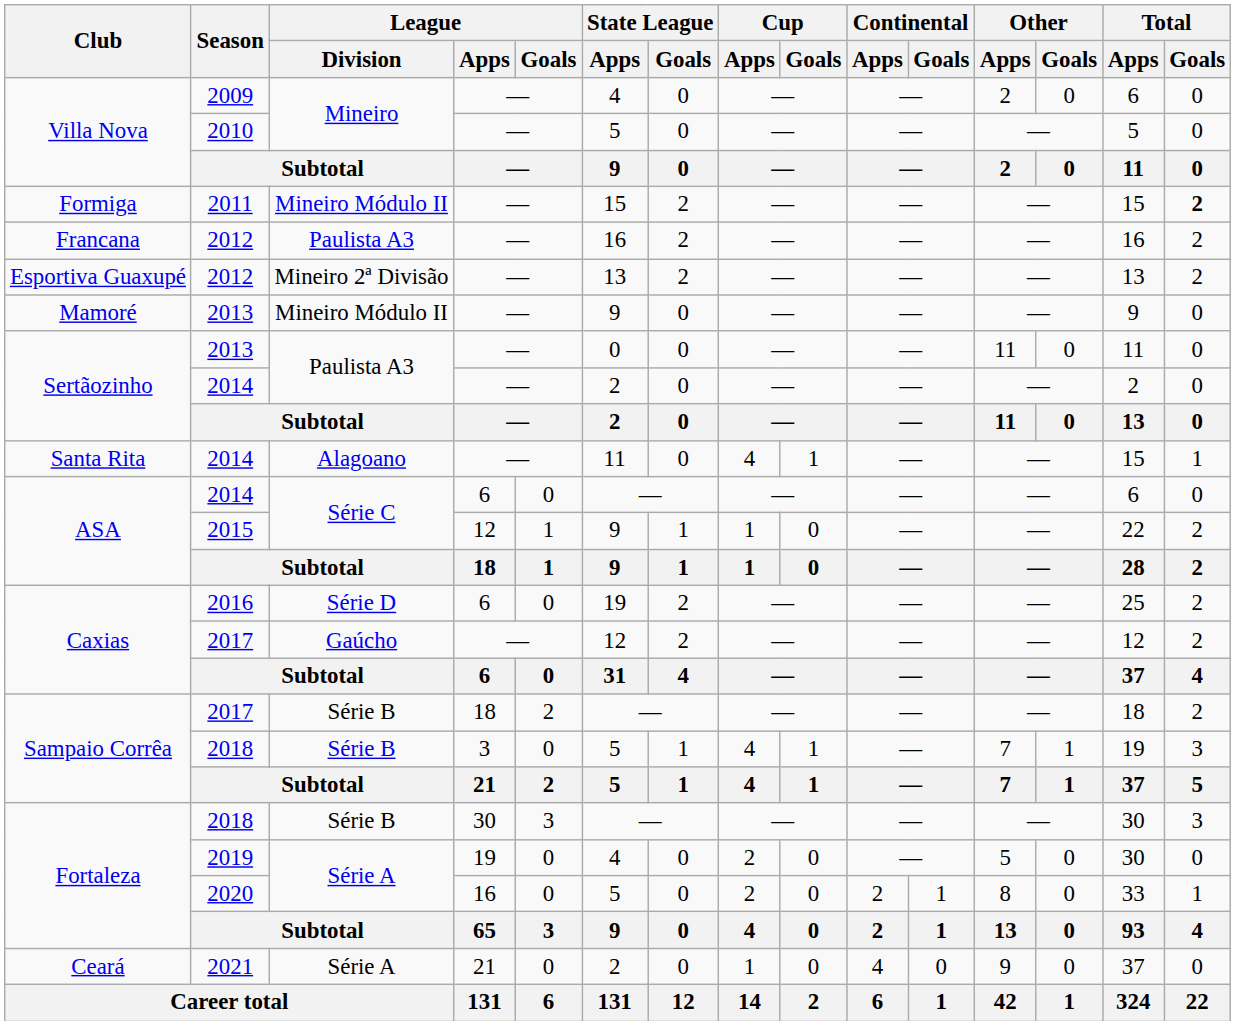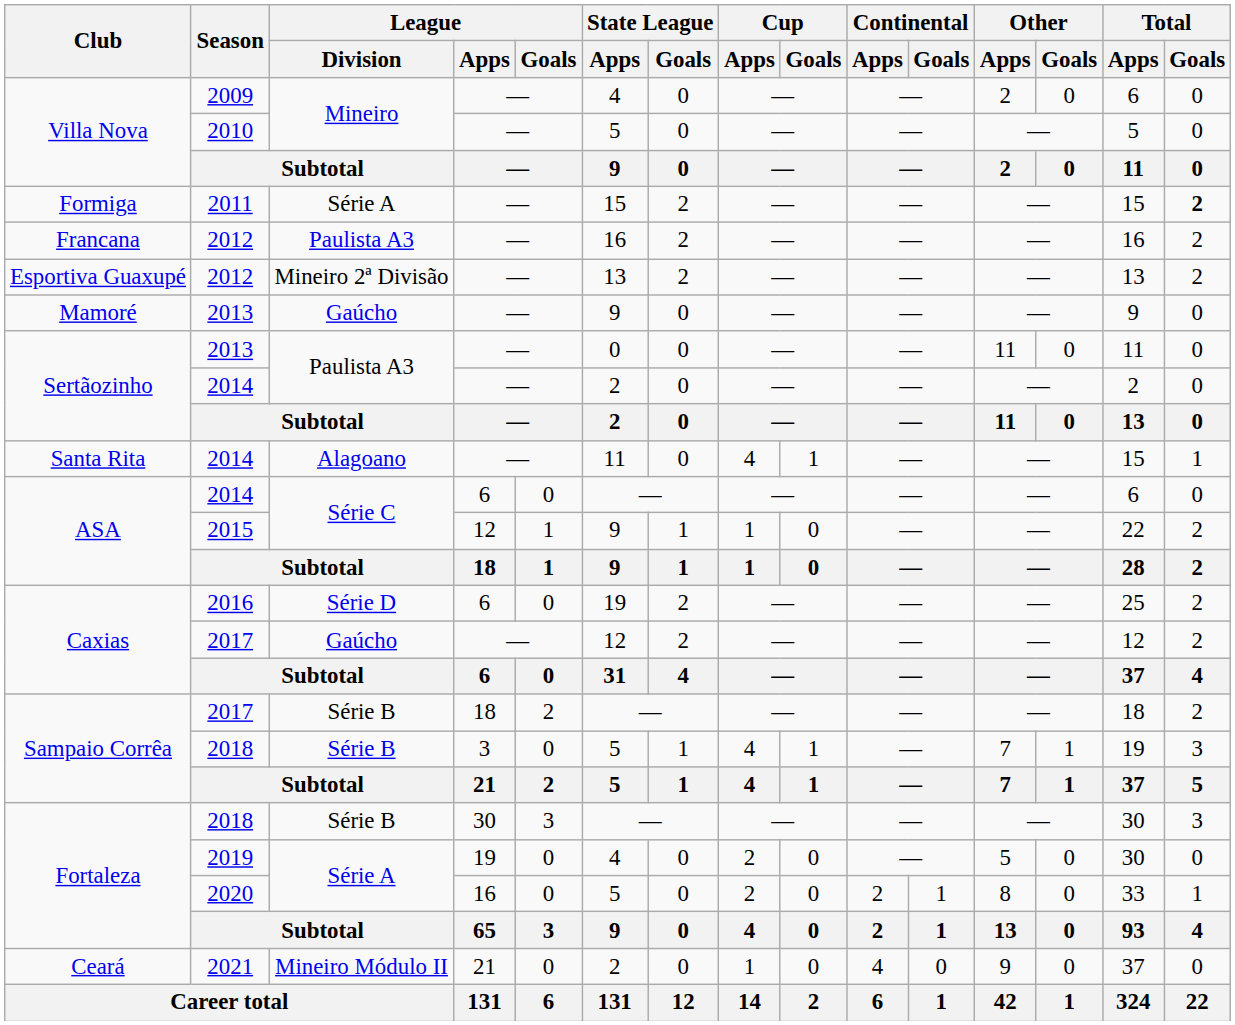(361, 204) Mineiro Módulo II -> (362, 204) Série A
(361, 312) Mineiro Módulo II -> (362, 312) Gaúcho
(362, 966) Série A -> (361, 966) Mineiro Módulo II
